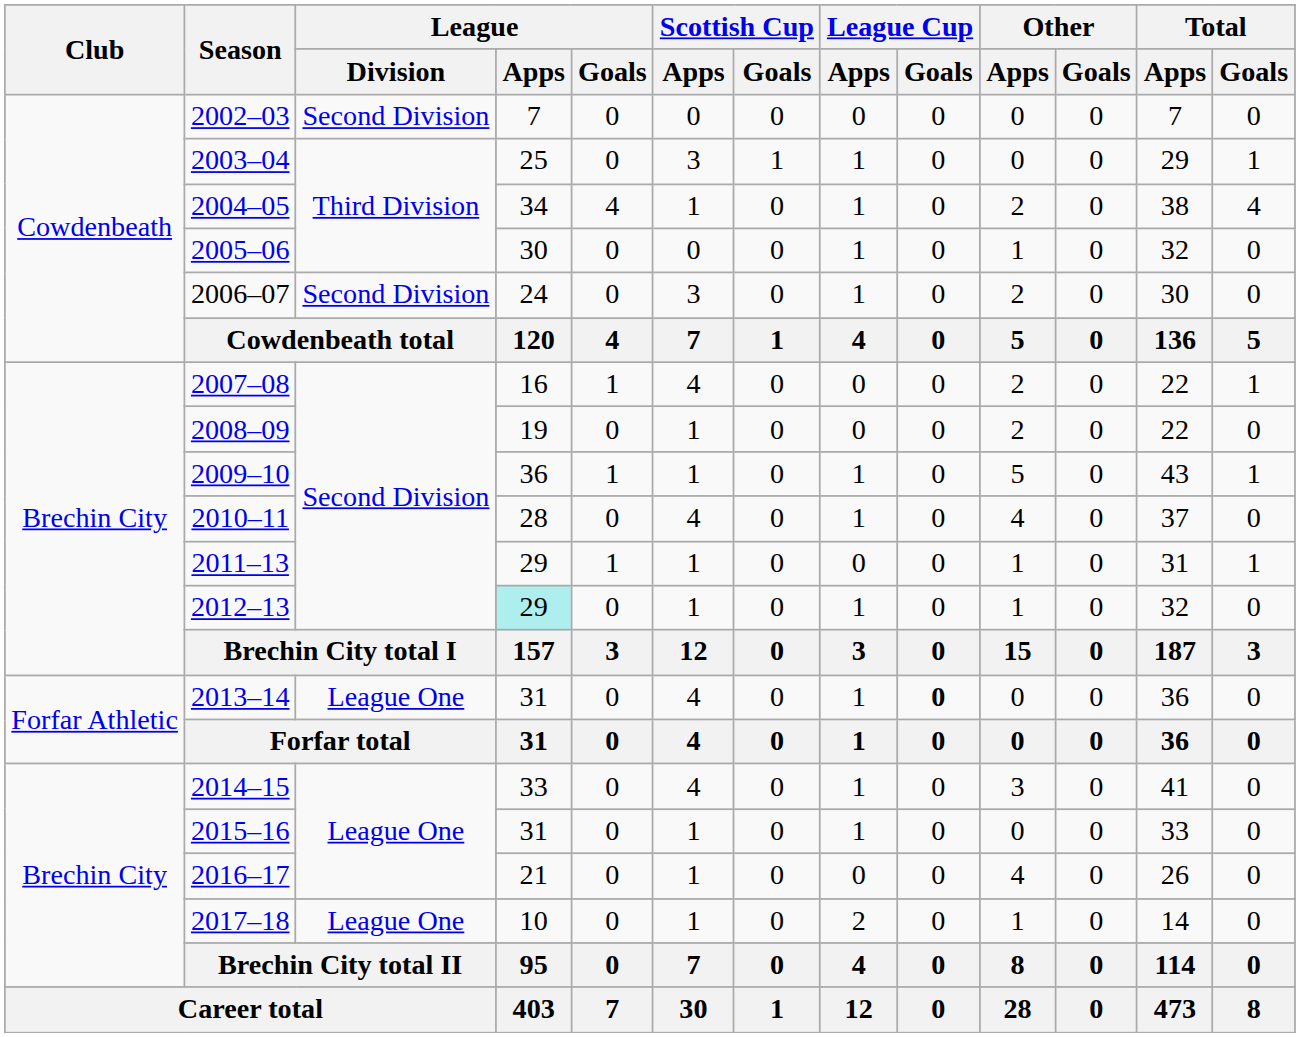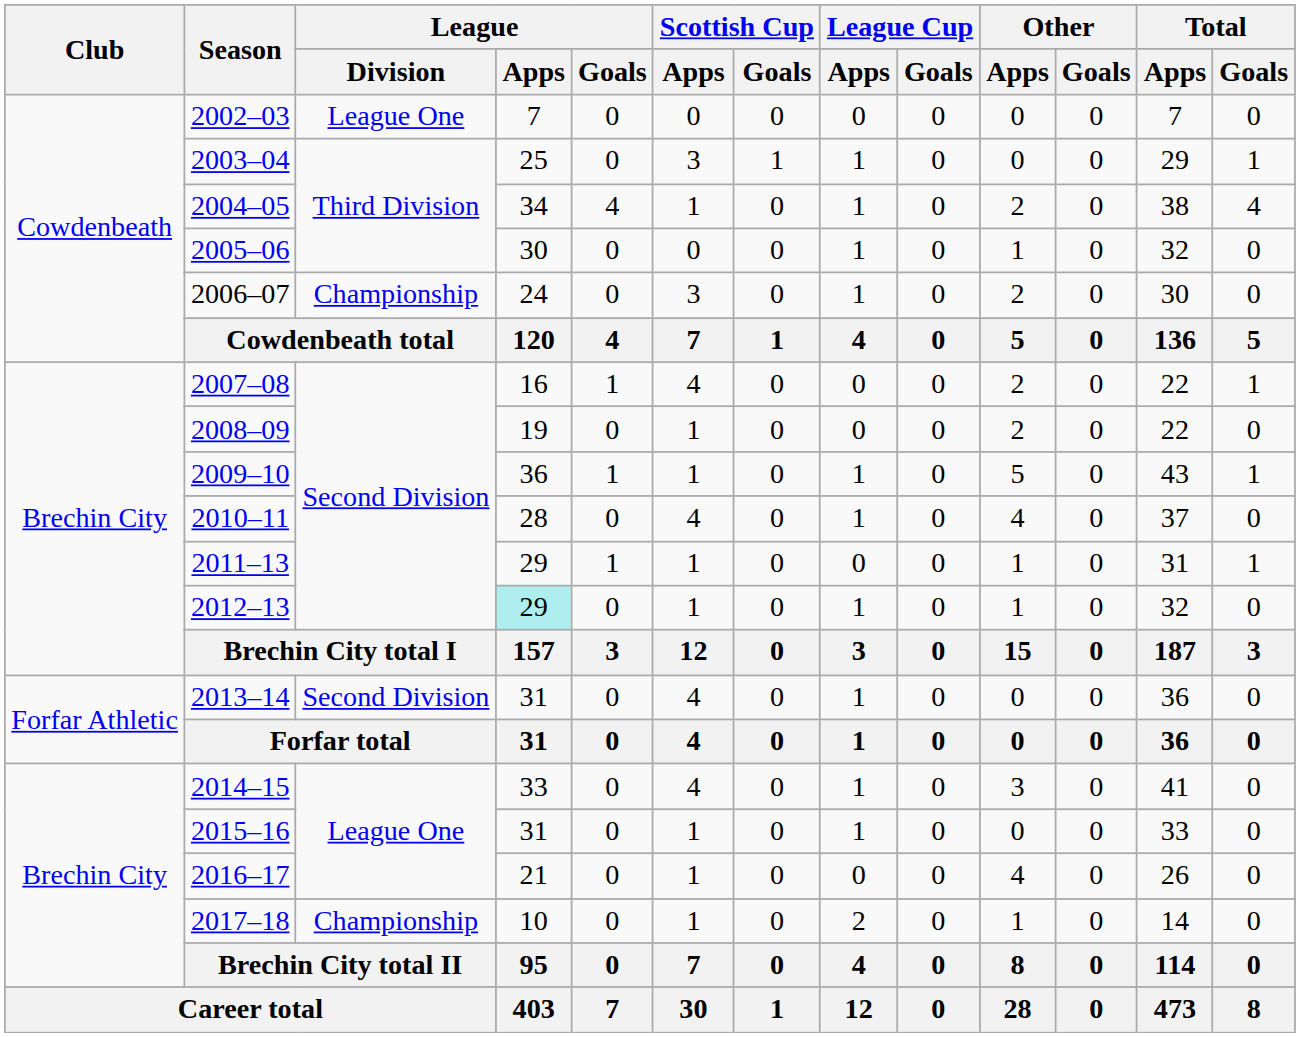(396, 116) Second Division -> (396, 116) League One
(396, 294) Second Division -> (396, 294) Championship
(396, 696) League One -> (396, 696) Second Division
(938, 696) bold -> (938, 696) normal
(396, 920) League One -> (396, 920) Championship
